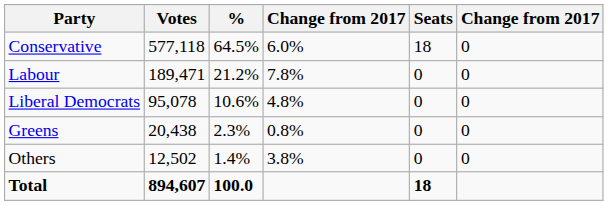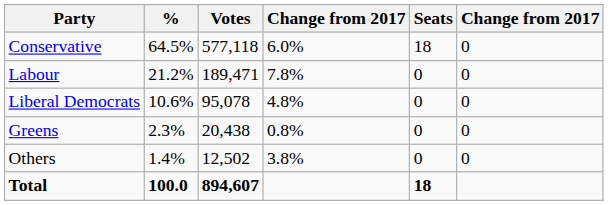columns swapped: (177, 18) <-> (236, 18)
